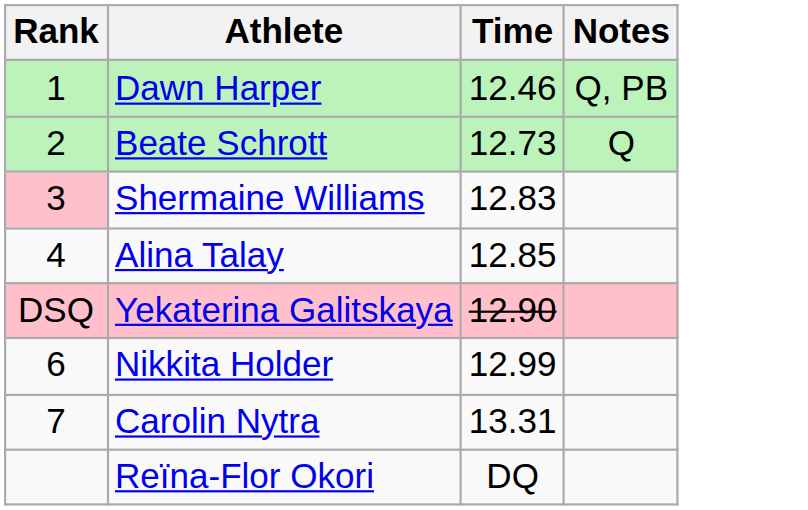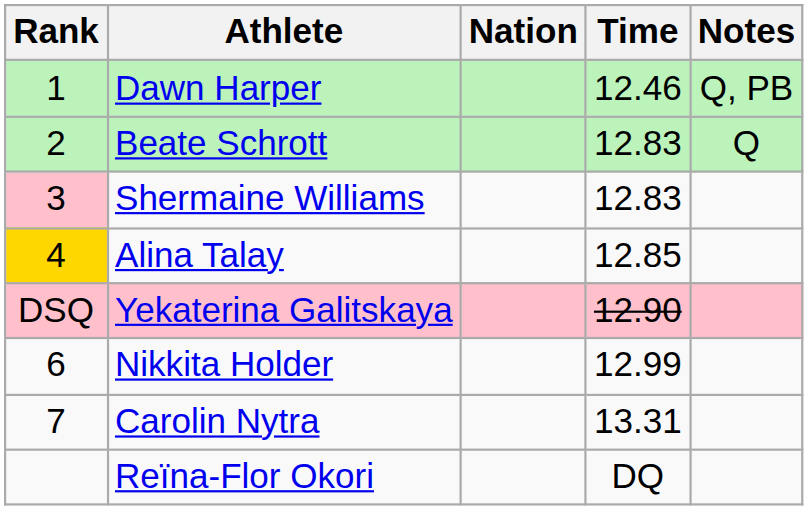+ column: (523, 32)
(513, 143) 12.73 -> (638, 143) 12.83
(56, 254) no background -> (56, 254) gold background
